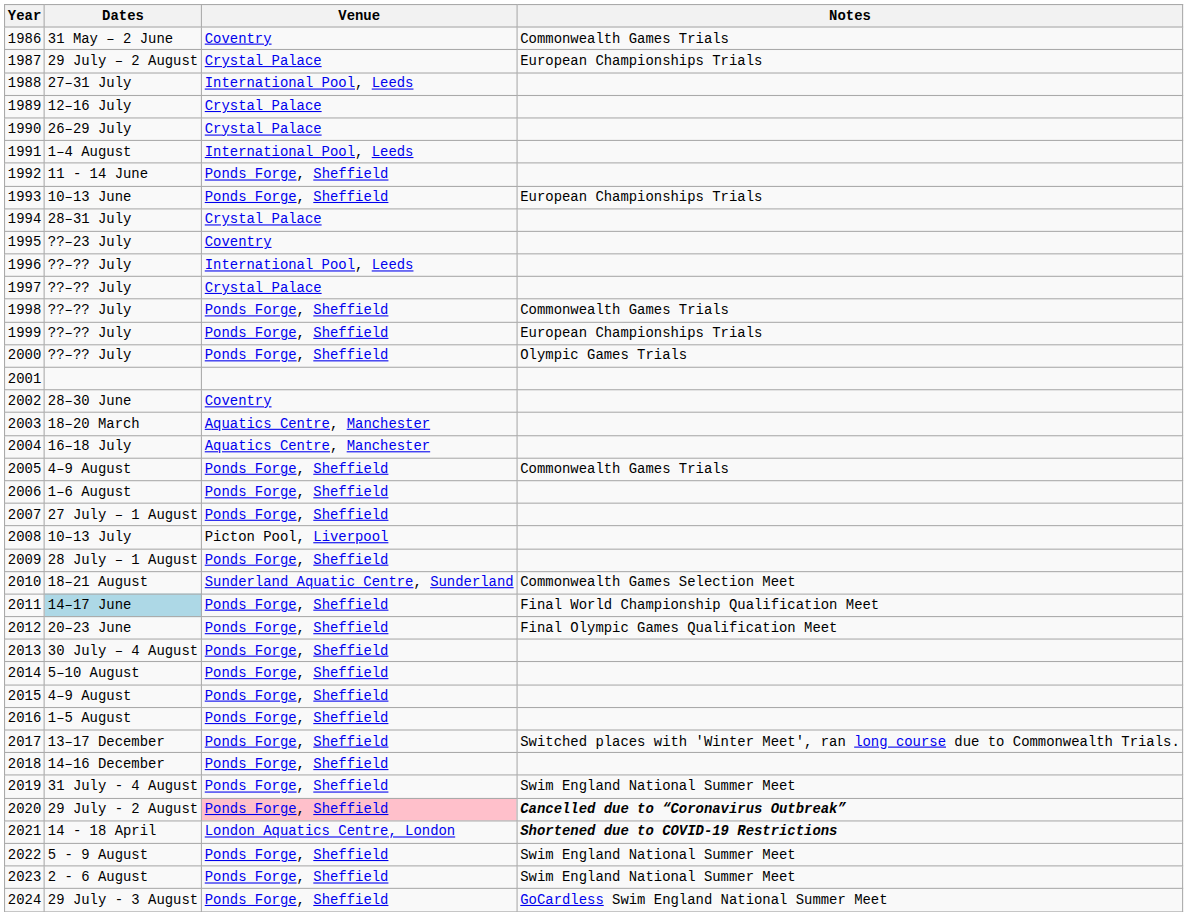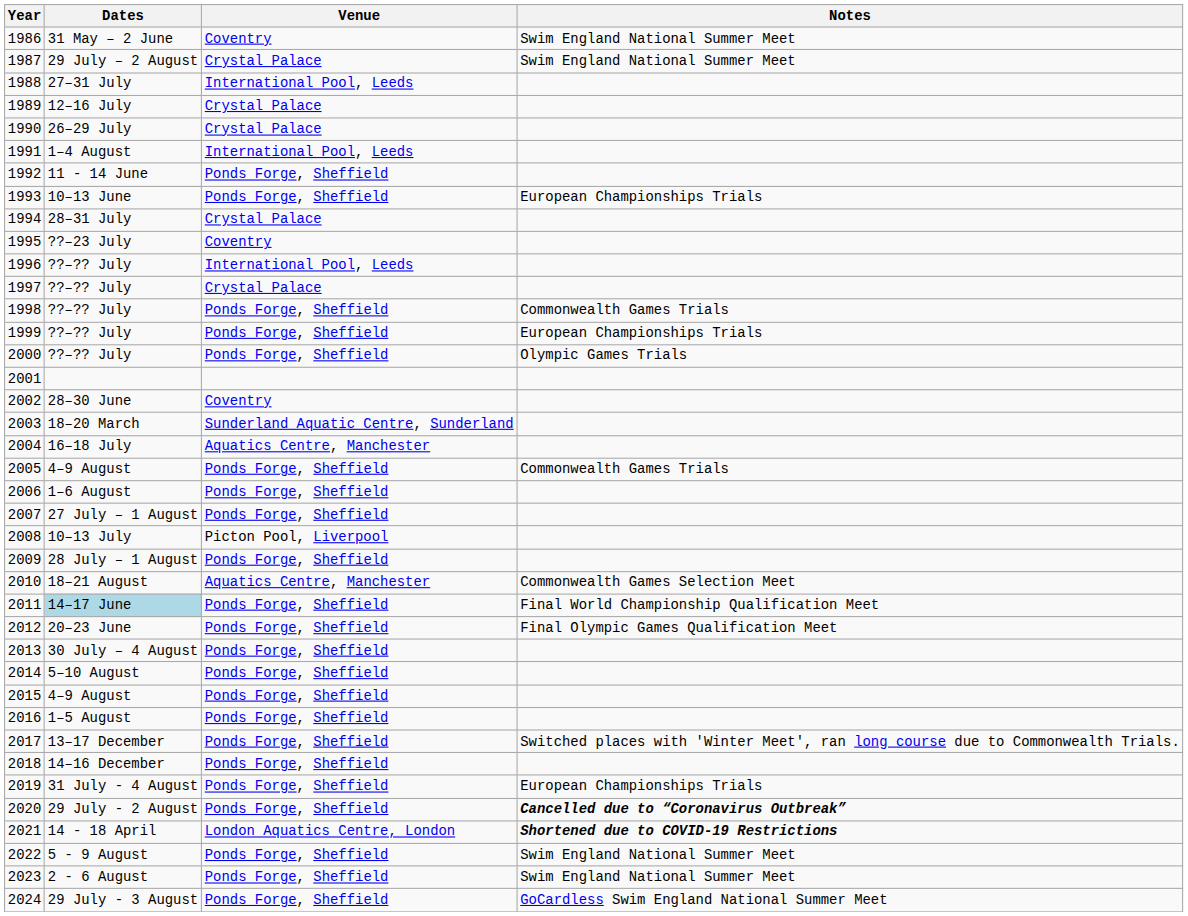(625, 39) Commonwealth Games Trials -> (658, 39) Swim England National Summer Meet
(641, 61) European Championships Trials -> (658, 61) Swim England National Summer Meet
(317, 424) Aquatics Centre, Manchester -> (359, 424) Sunderland Aquatic Centre, Sunderland
(359, 583) Sunderland Aquatic Centre, Sunderland -> (317, 583) Aquatics Centre, Manchester
(658, 787) Swim England National Summer Meet -> (641, 787) European Championships Trials
(297, 809) pink background -> (297, 809) no background
